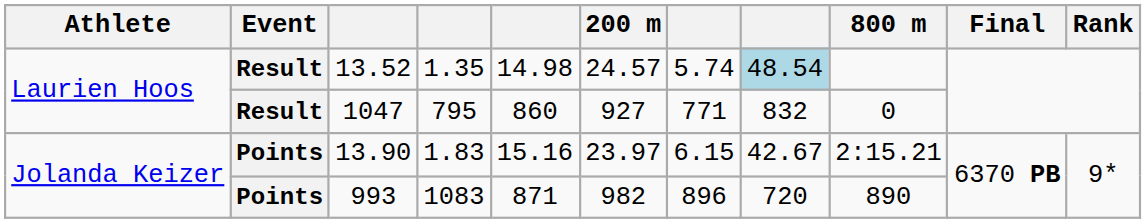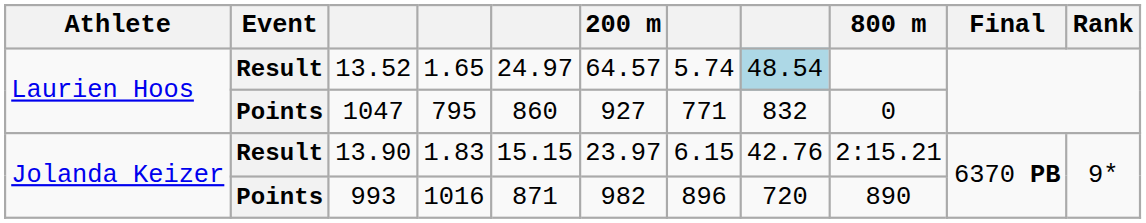(454, 69) 1.35 -> (454, 69) 1.65
(535, 69) 14.98 -> (535, 69) 24.97
(623, 69) 24.57 -> (623, 69) 64.57
(280, 111) Result -> (280, 111) Points
(280, 154) Points -> (280, 154) Result
(535, 154) 15.16 -> (535, 154) 15.15
(785, 154) 42.67 -> (785, 154) 42.76
(454, 197) 1083 -> (454, 197) 1016
